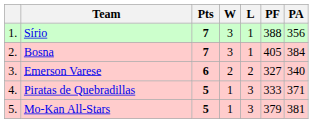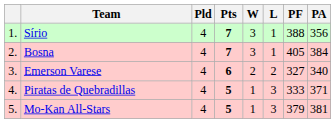+ column: (203, 14)
